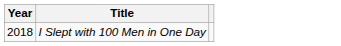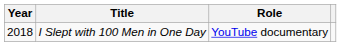+ column: (270, 13)
